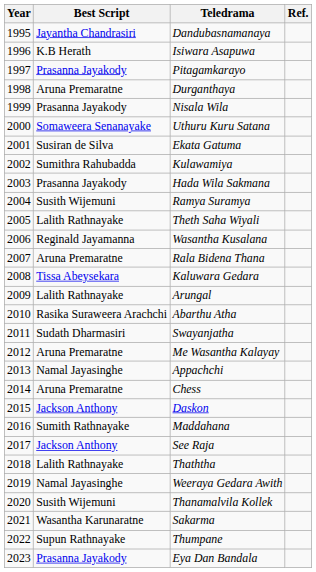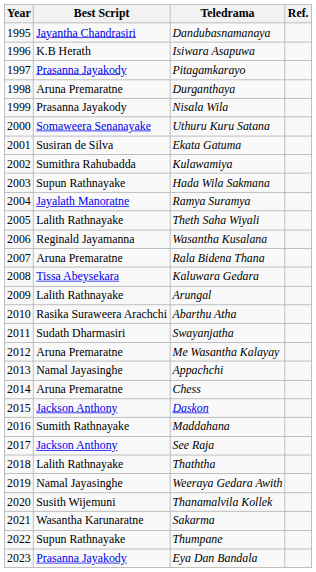(81, 182) Prasanna Jayakody -> (81, 182) Supun Rathnayake
(76, 201) Susith Wijemuni -> (83, 201) Jayalath Manoratne
